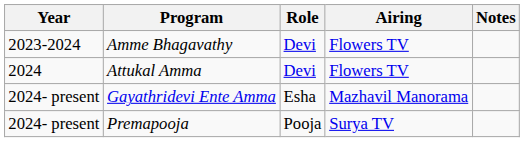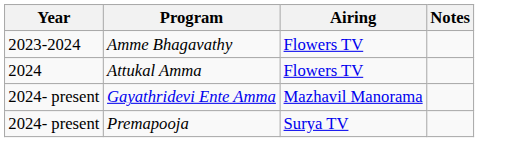- column: (303, 17)
